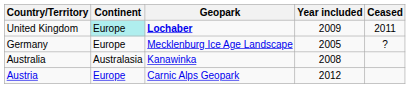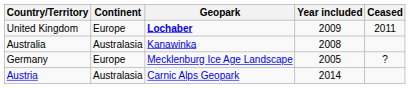(109, 28) paleturquoise background -> (109, 28) no background
rows swapped: (27, 44) <-> (26, 60)
(109, 76) Europe -> (118, 76) Australasia
(330, 76) 2012 -> (330, 76) 2014
